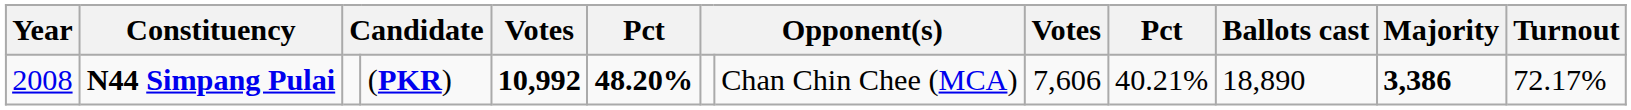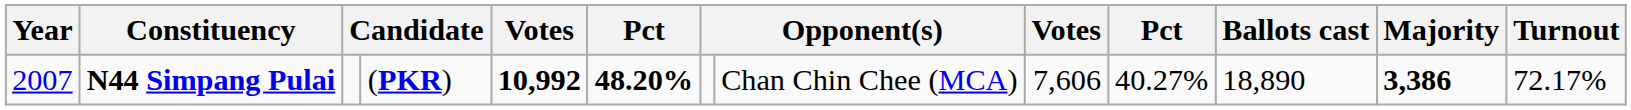(42, 79) 2008 -> (42, 79) 2007
(1162, 79) 40.21% -> (1162, 79) 40.27%
